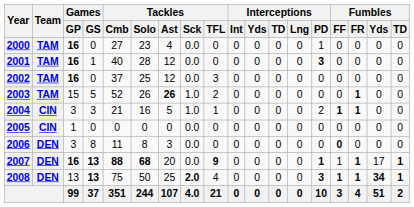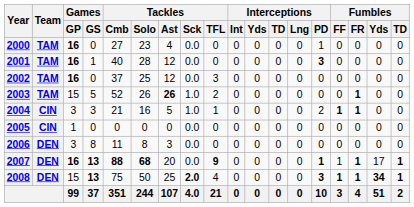(340, 144) bold -> (340, 144) normal
(73, 177) 13 -> (73, 177) 15
